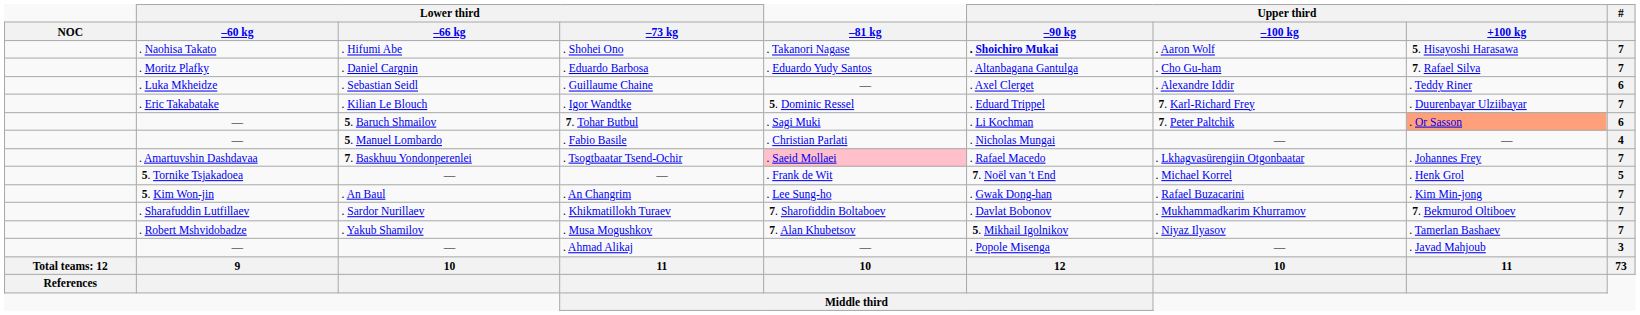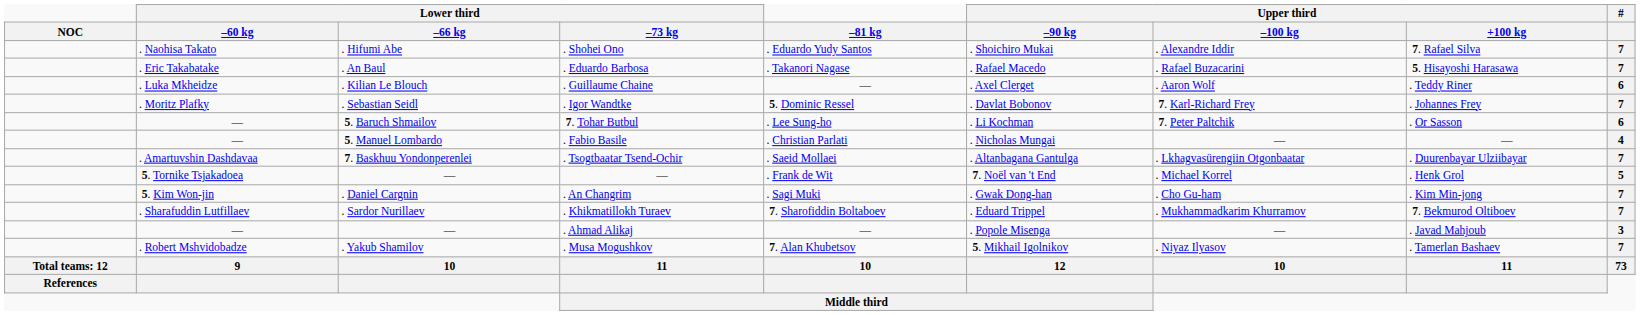(808, 50) . Takanori Nagase -> (819, 50) . Eduardo Yudy Santos
(1014, 50) bold -> (1011, 50) normal
(1185, 50) . Aaron Wolf -> (1195, 50) . Alexandre Iddir
(1464, 50) 5. Hisayoshi Harasawa -> (1445, 50) 7. Rafael Silva
(174, 68) . Moritz Plafky -> (179, 68) . Eric Takabatake
(380, 68) . Daniel Cargnin -> (363, 68) . An Baul
(819, 68) . Eduardo Yudy Santos -> (808, 68) . Takanori Nagase
(1024, 68) . Altanbagana Gantulga -> (1008, 68) . Rafael Macedo
(1188, 68) . Cho Gu-ham -> (1200, 68) . Rafael Buzacarini
(1445, 68) 7. Rafael Silva -> (1464, 68) 5. Hisayoshi Harasawa
(380, 86) . Sebastian Seidl -> (384, 86) . Kilian Le Blouch
(1195, 86) . Alexandre Iddir -> (1185, 86) . Aaron Wolf
(179, 104) . Eric Takabatake -> (174, 104) . Moritz Plafky
(384, 104) . Kilian Le Blouch -> (380, 104) . Sebastian Seidl
(1007, 104) . Eduard Trippel -> (1010, 104) . Davlat Bobonov
(1468, 104) . Duurenbayar Ulziibayar -> (1445, 104) . Johannes Frey
(794, 122) . Sagi Muki -> (799, 122) . Lee Sung-ho
(1436, 122) lightsalmon background -> (1436, 122) no background
(802, 158) pink background -> (802, 158) no background
(1008, 158) . Rafael Macedo -> (1024, 158) . Altanbagana Gantulga
(1445, 158) . Johannes Frey -> (1468, 158) . Duurenbayar Ulziibayar
(363, 194) . An Baul -> (380, 194) . Daniel Cargnin
(799, 194) . Lee Sung-ho -> (794, 194) . Sagi Muki
(1200, 194) . Rafael Buzacarini -> (1188, 194) . Cho Gu-ham
(1010, 212) . Davlat Bobonov -> (1007, 212) . Eduard Trippel
rows swapped: (598, 248) <-> (608, 230)
